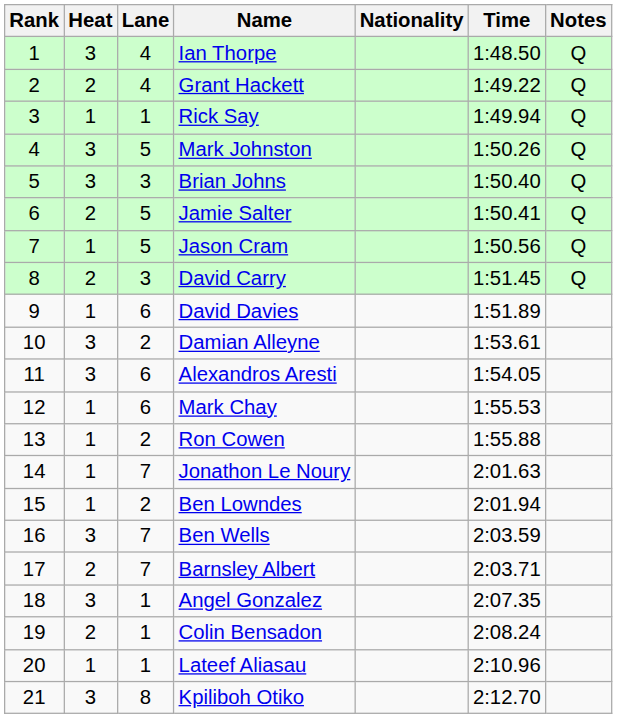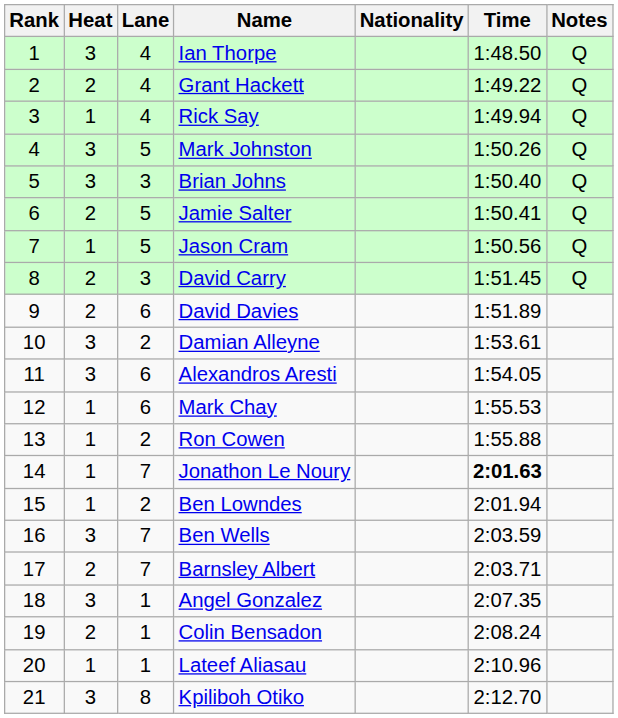(146, 117) 1 -> (146, 117) 4
(90, 310) 1 -> (90, 310) 2
(507, 471) normal -> (507, 471) bold
